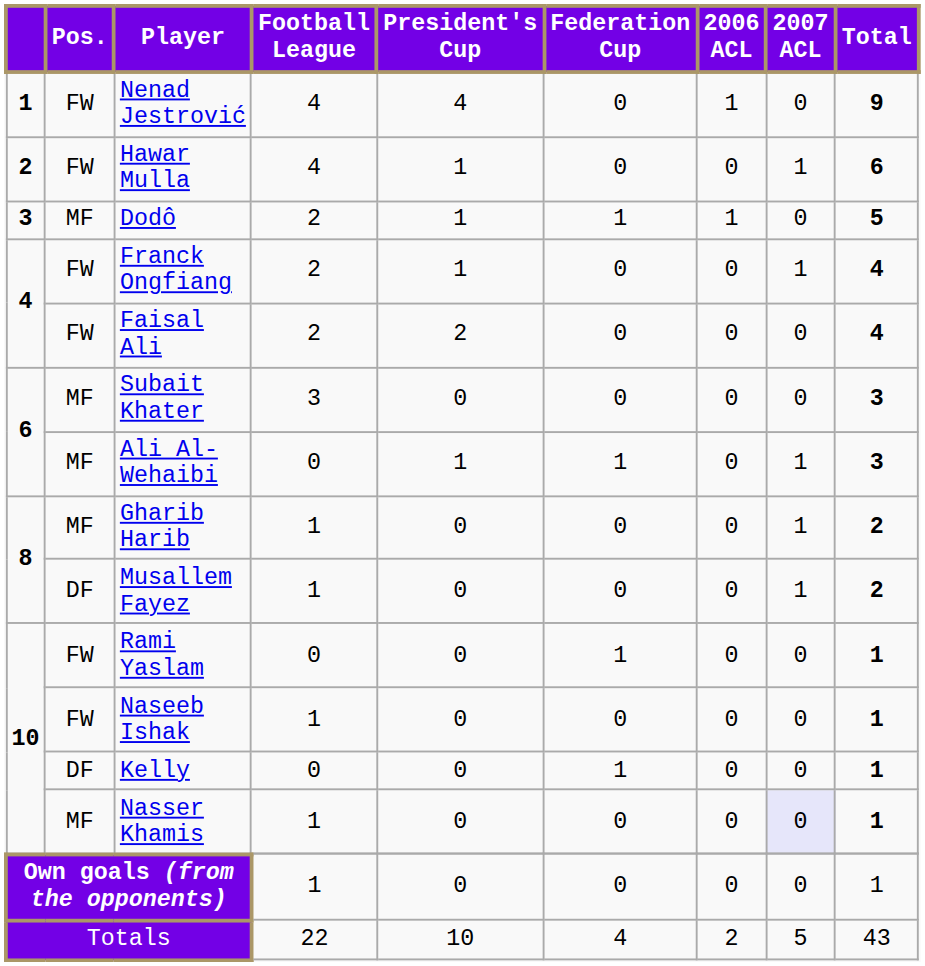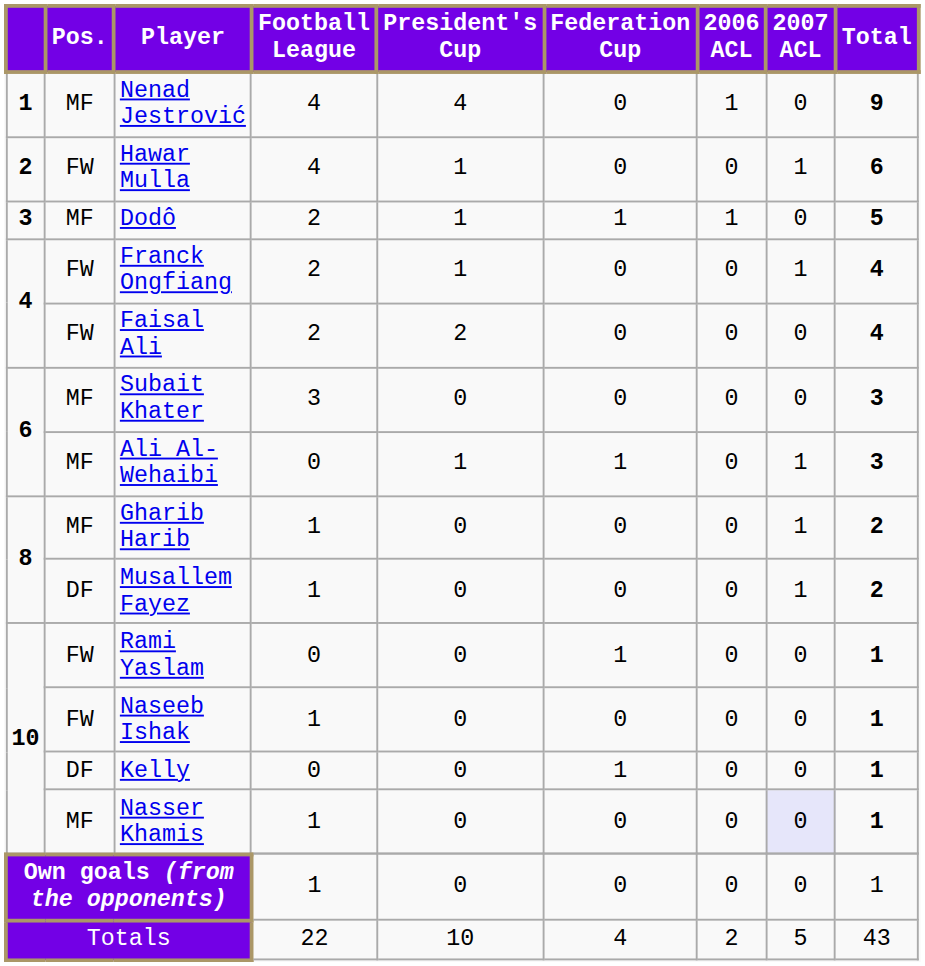(80, 105) FW -> (80, 105) MF
